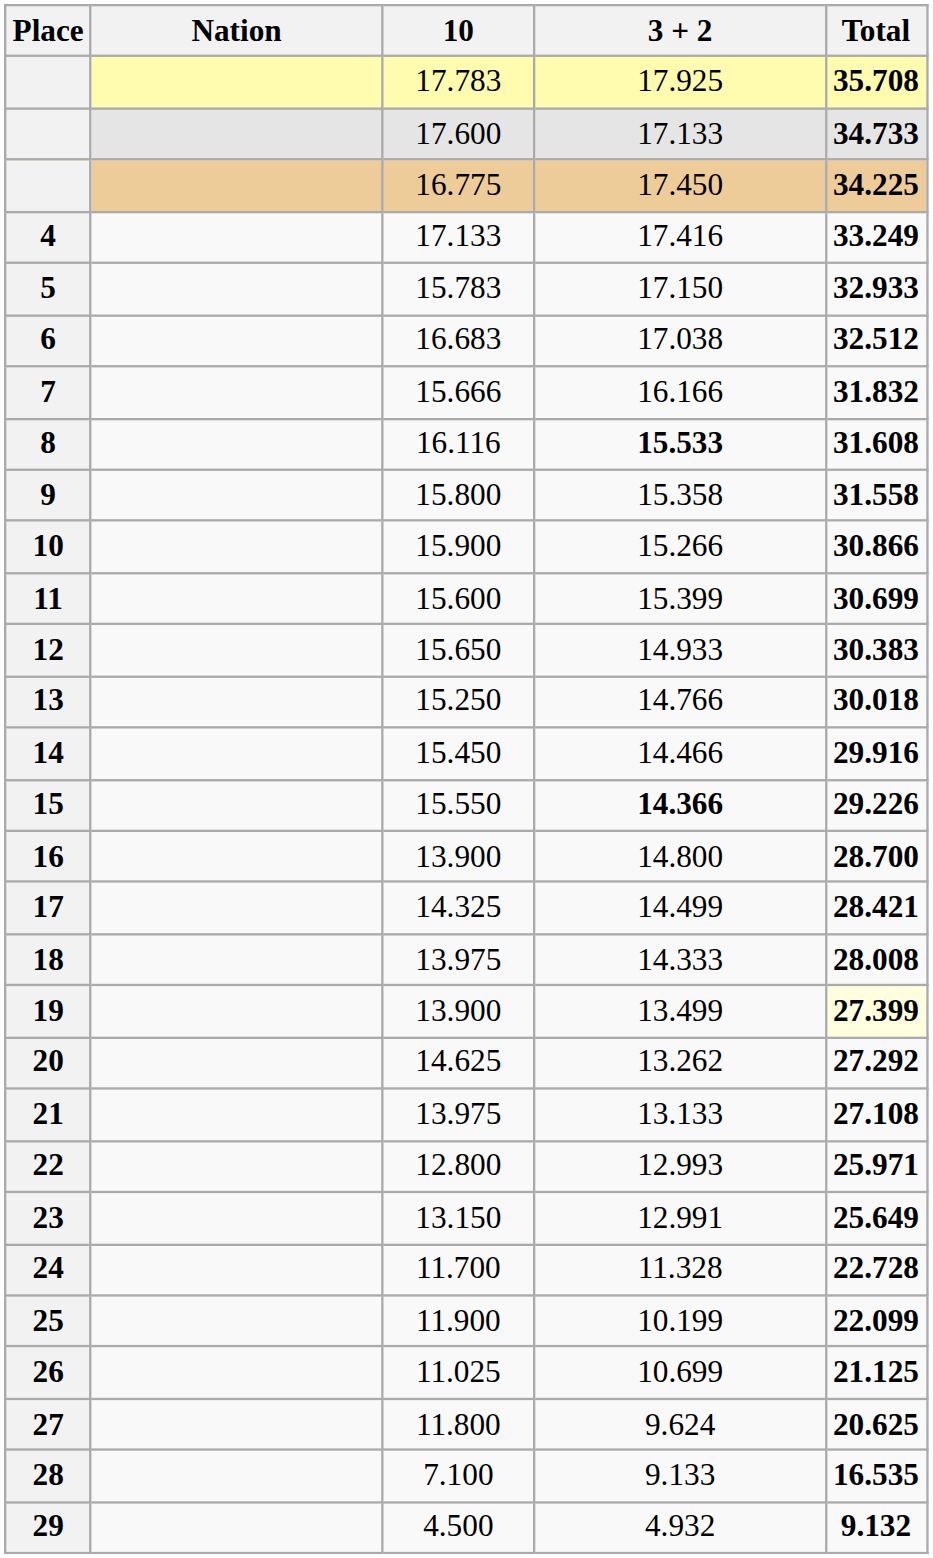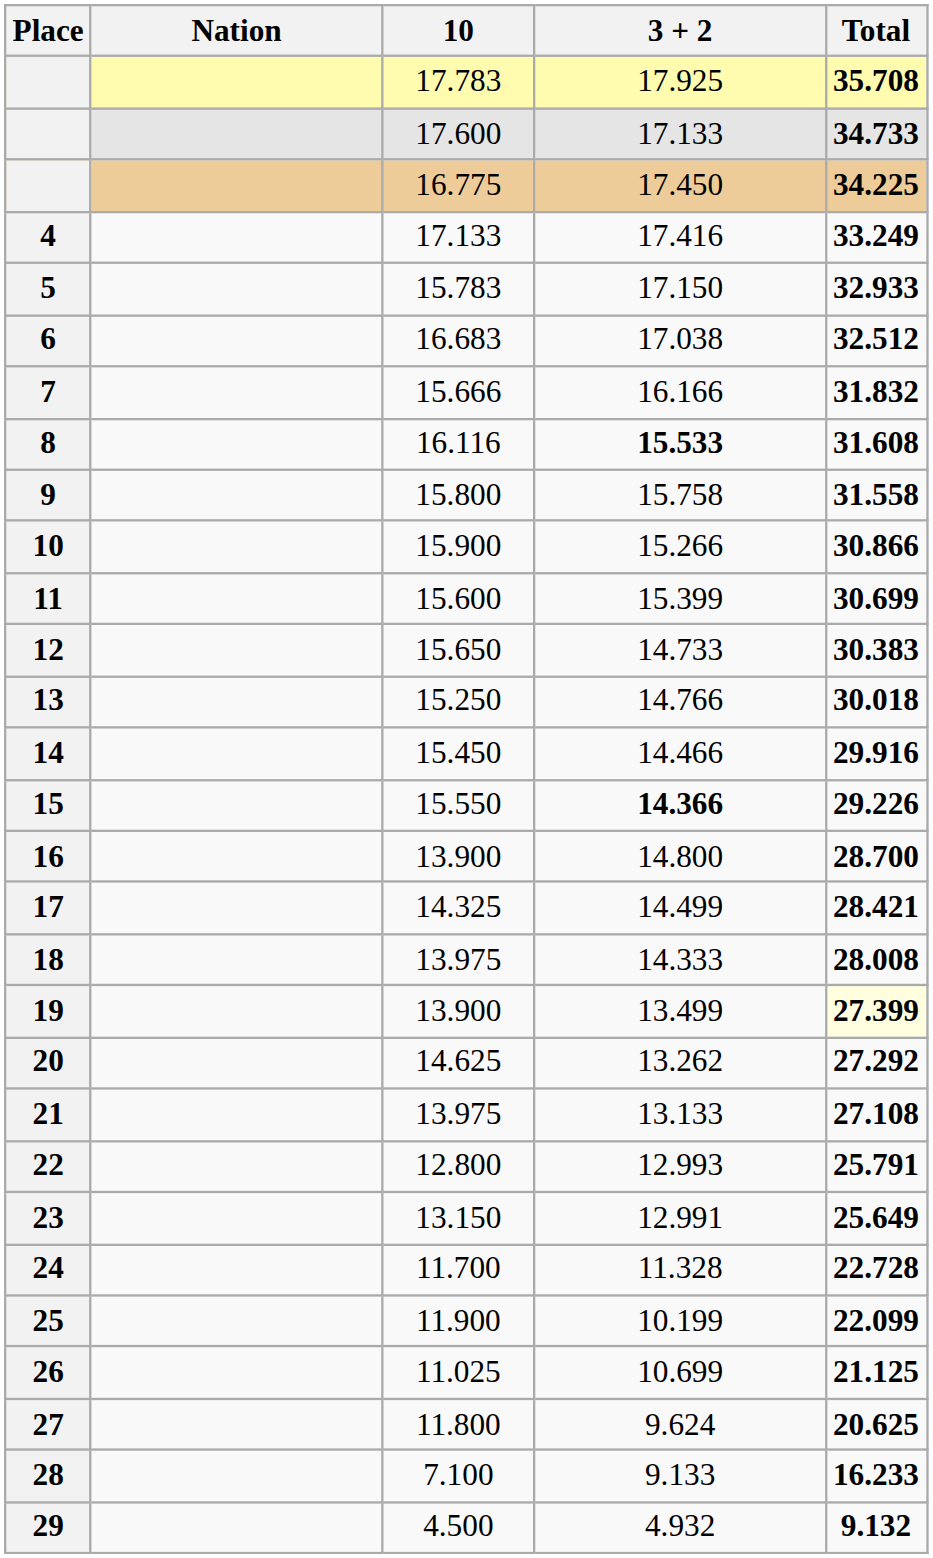(680, 494) 15.358 -> (680, 494) 15.758
(680, 649) 14.933 -> (680, 649) 14.733
(876, 1165) 25.971 -> (876, 1165) 25.791
(876, 1474) 16.535 -> (876, 1474) 16.233
